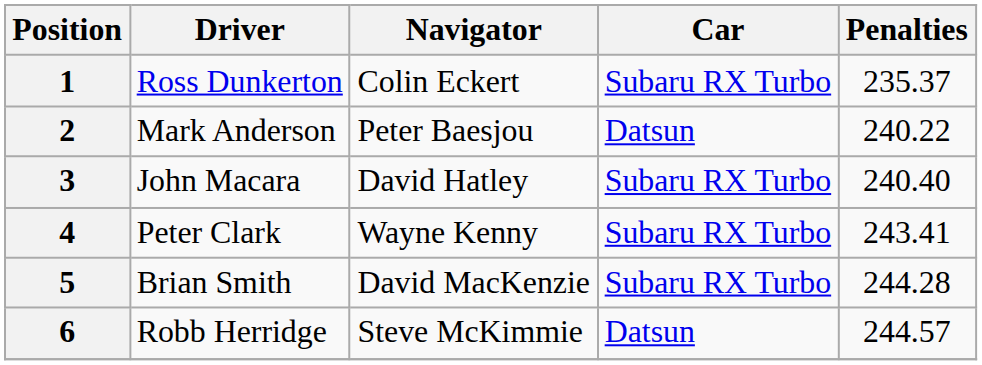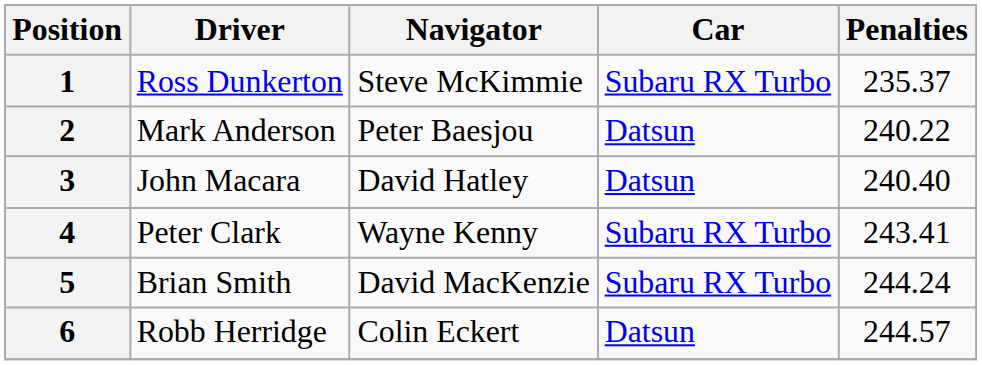(438, 80) Colin Eckert -> (470, 80) Steve McKimmie
(718, 181) Subaru RX Turbo -> (650, 181) Datsun
(907, 282) 244.28 -> (907, 282) 244.24
(470, 332) Steve McKimmie -> (438, 332) Colin Eckert
